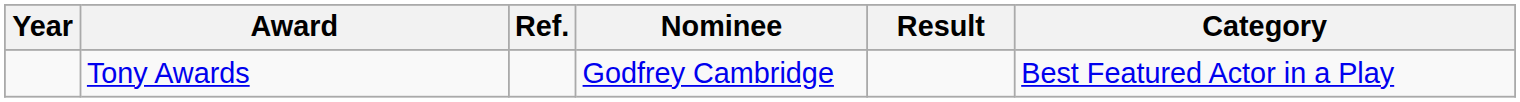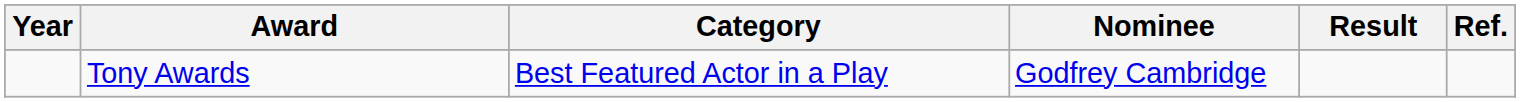columns swapped: (1265, 27) <-> (542, 27)
